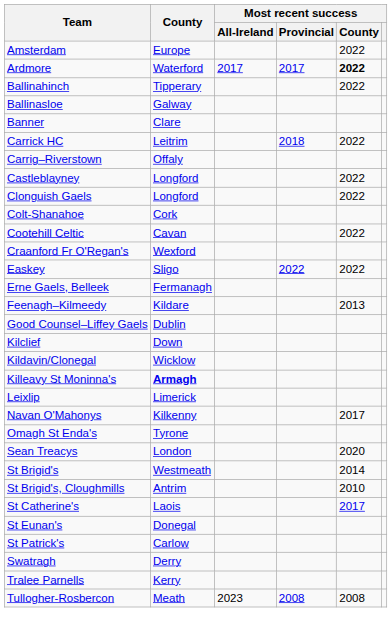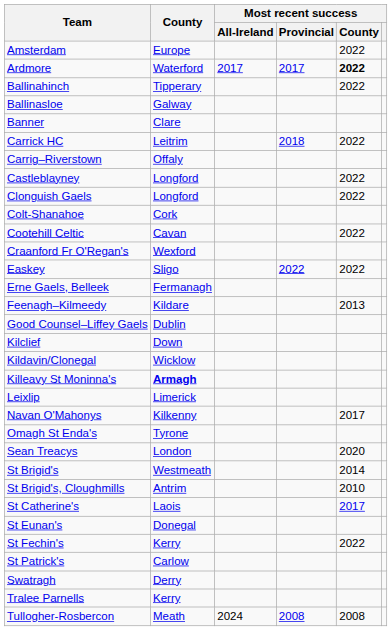+ row: (35, 543)
(230, 598) 2023 -> (230, 616) 2024
